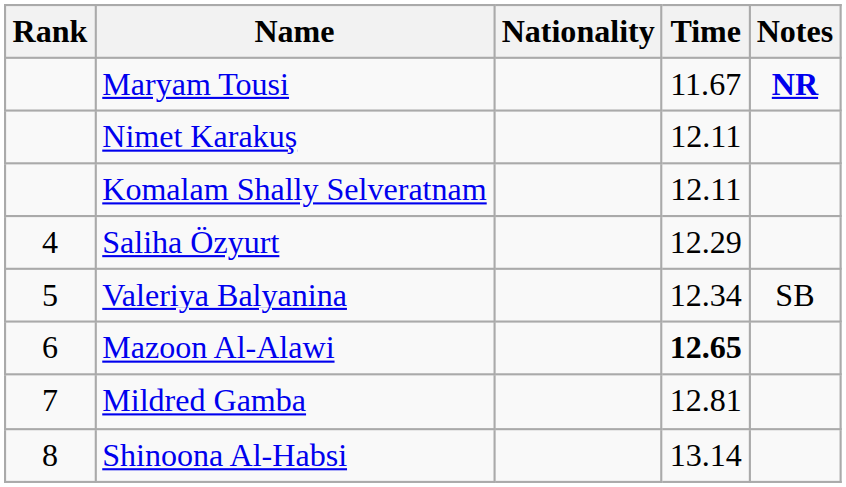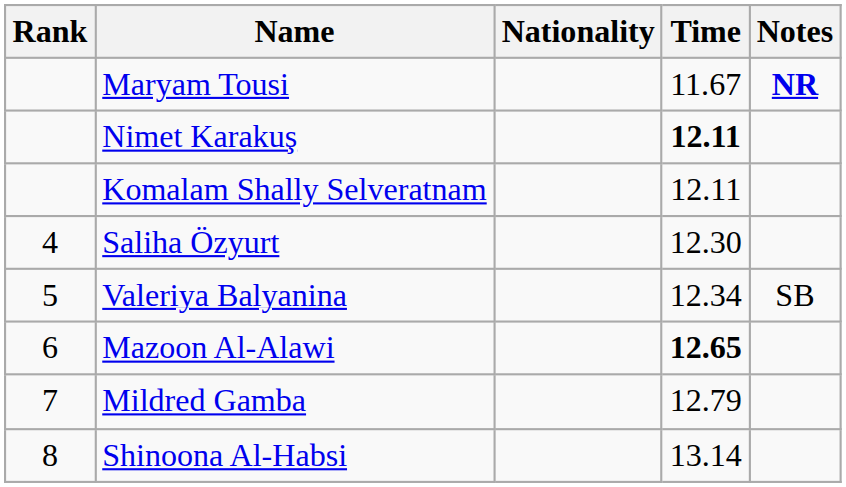(706, 136) normal -> (706, 136) bold
(706, 242) 12.29 -> (706, 242) 12.30
(706, 401) 12.81 -> (706, 401) 12.79
